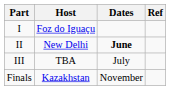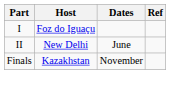(121, 45) bold -> (121, 45) normal
- row: (19, 61)
